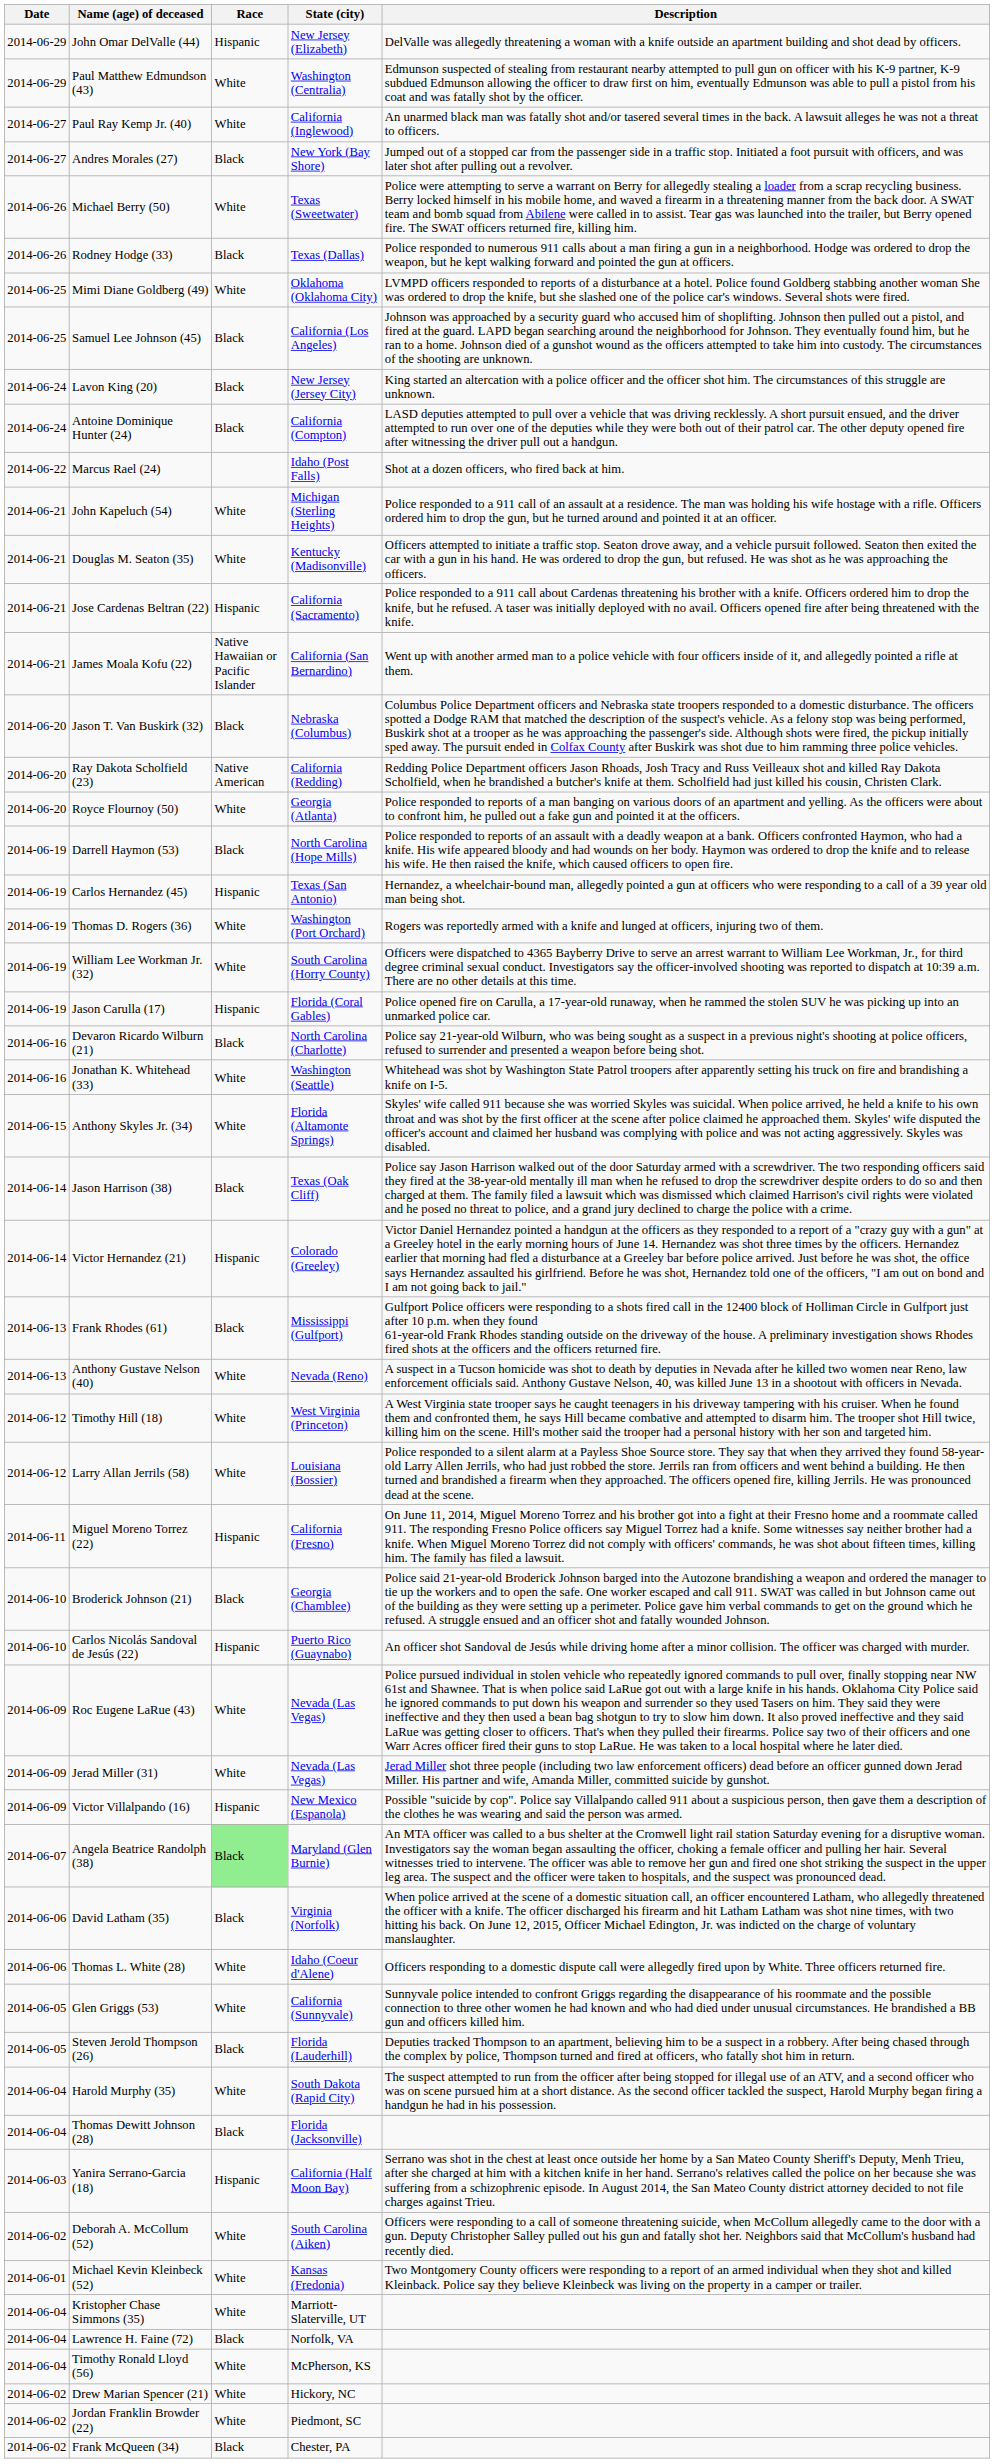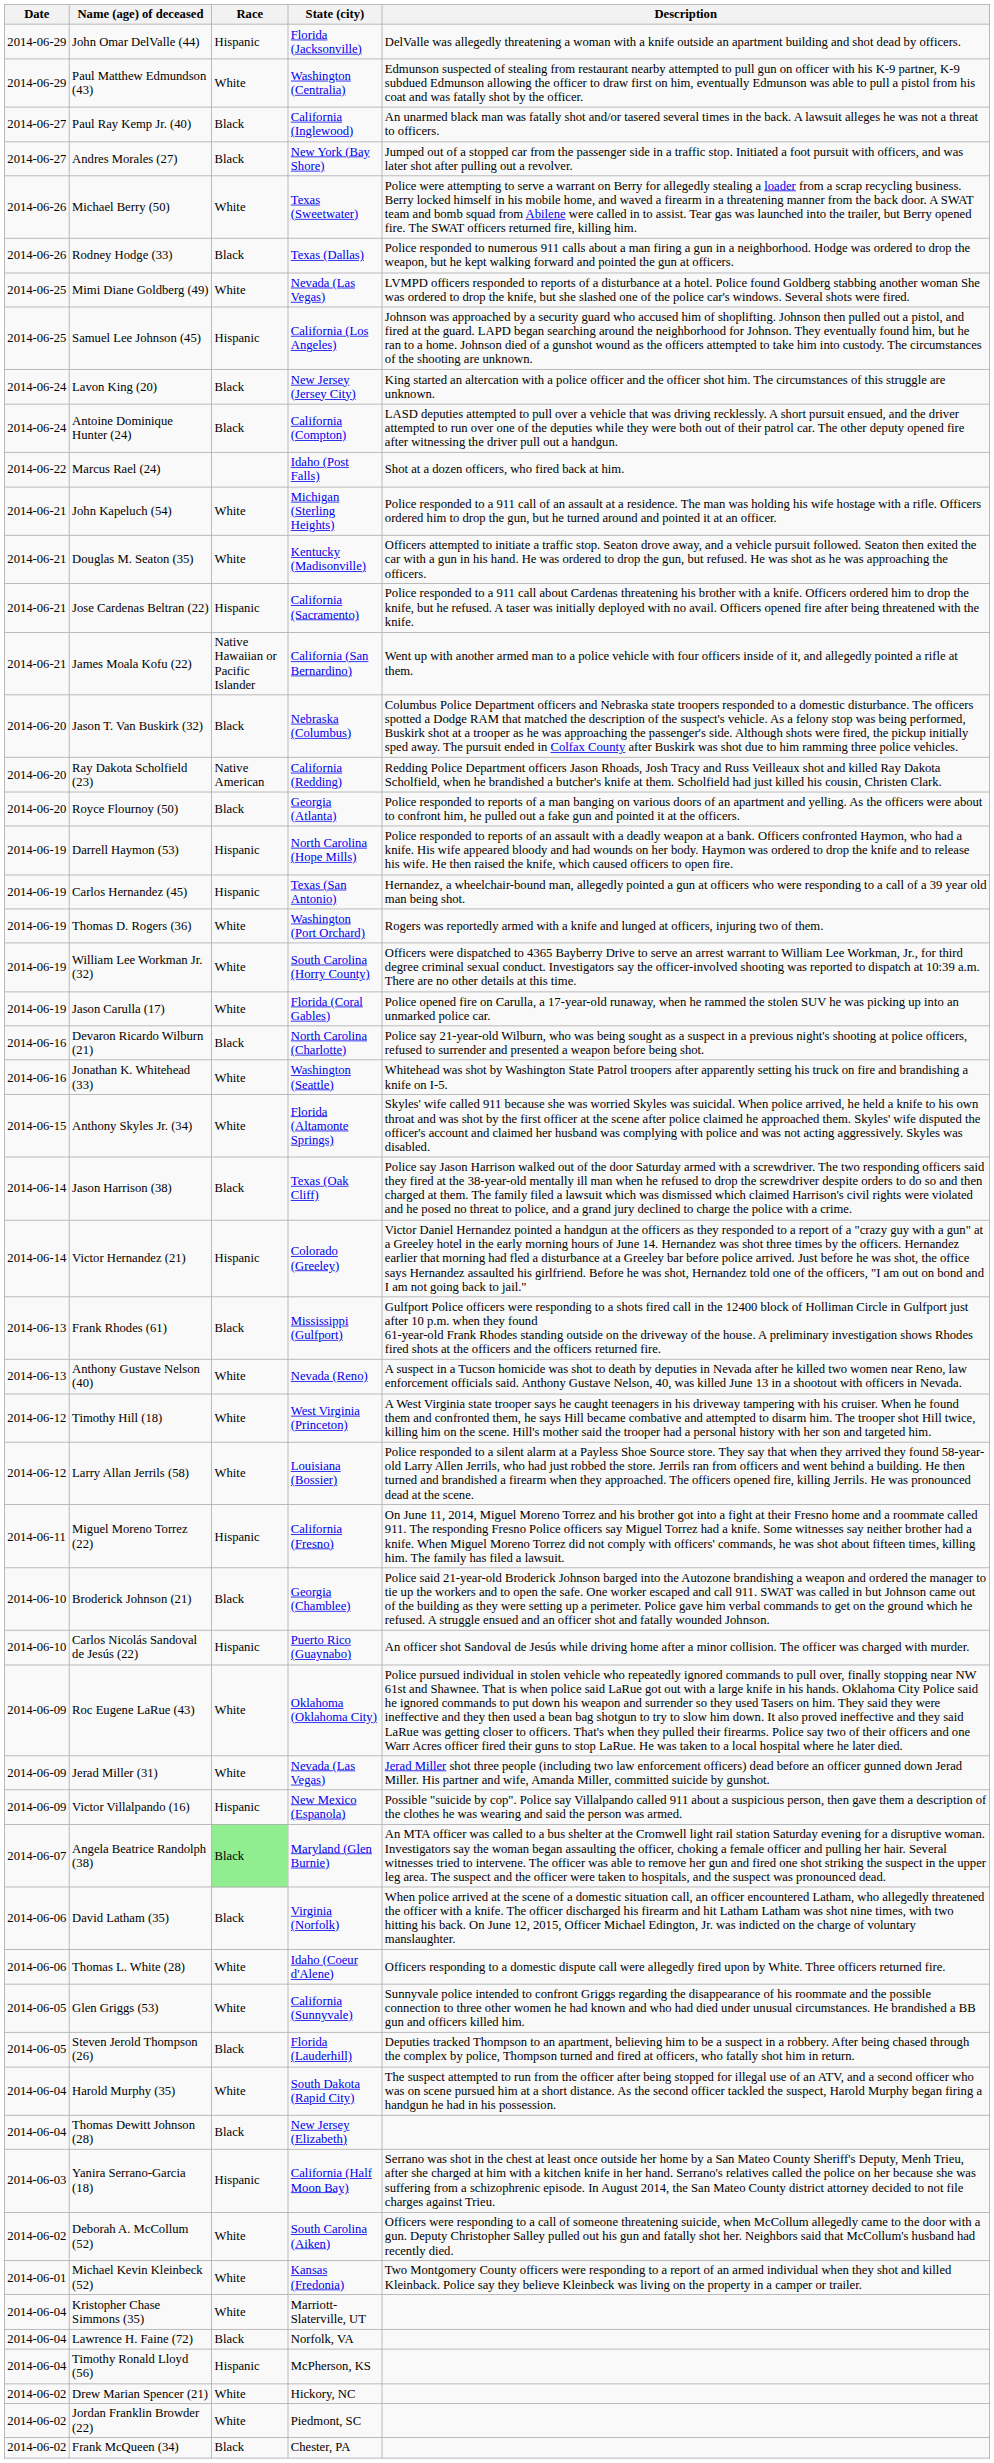(320, 41) New Jersey (Elizabeth) -> (326, 41) Florida (Jacksonville)
(230, 124) White -> (229, 124) Black
(334, 289) Oklahoma (Oklahoma City) -> (323, 289) Nevada (Las Vegas)
(229, 338) Black -> (237, 338) Hispanic
(230, 809) White -> (229, 809) Black
(229, 850) Black -> (237, 850) Hispanic
(237, 1008) Hispanic -> (230, 1008) White
(323, 1710) Nevada (Las Vegas) -> (334, 1710) Oklahoma (Oklahoma City)
(326, 2132) Florida (Jacksonville) -> (320, 2132) New Jersey (Elizabeth)
(230, 2366) White -> (237, 2366) Hispanic
